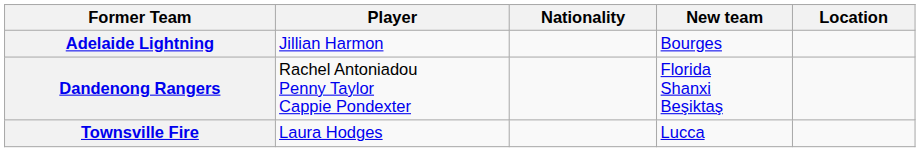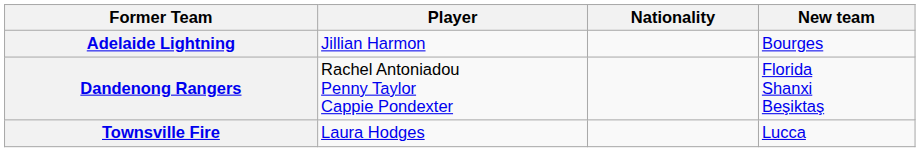- column: (854, 17)
